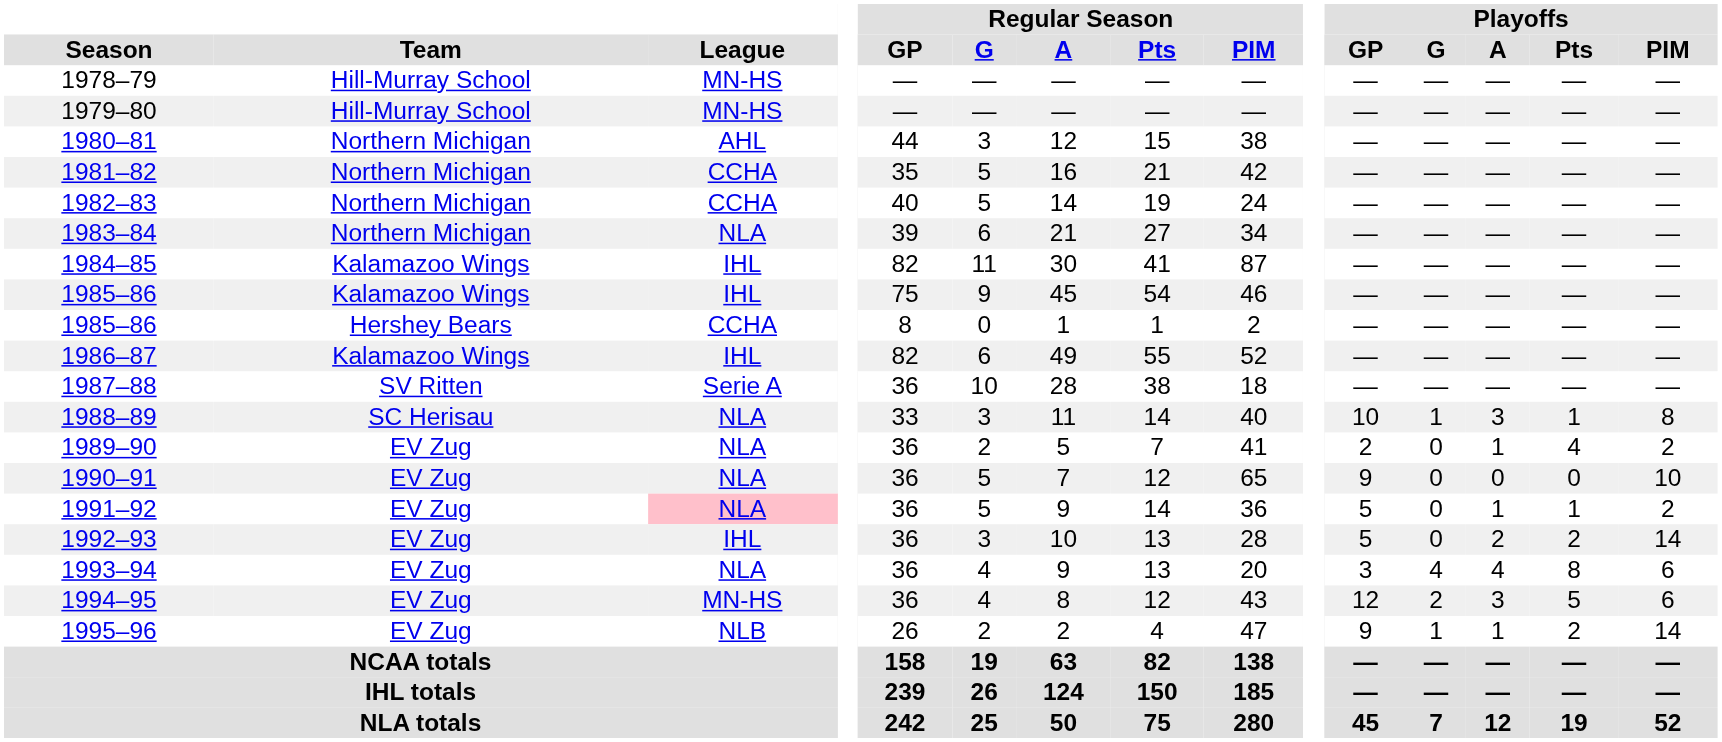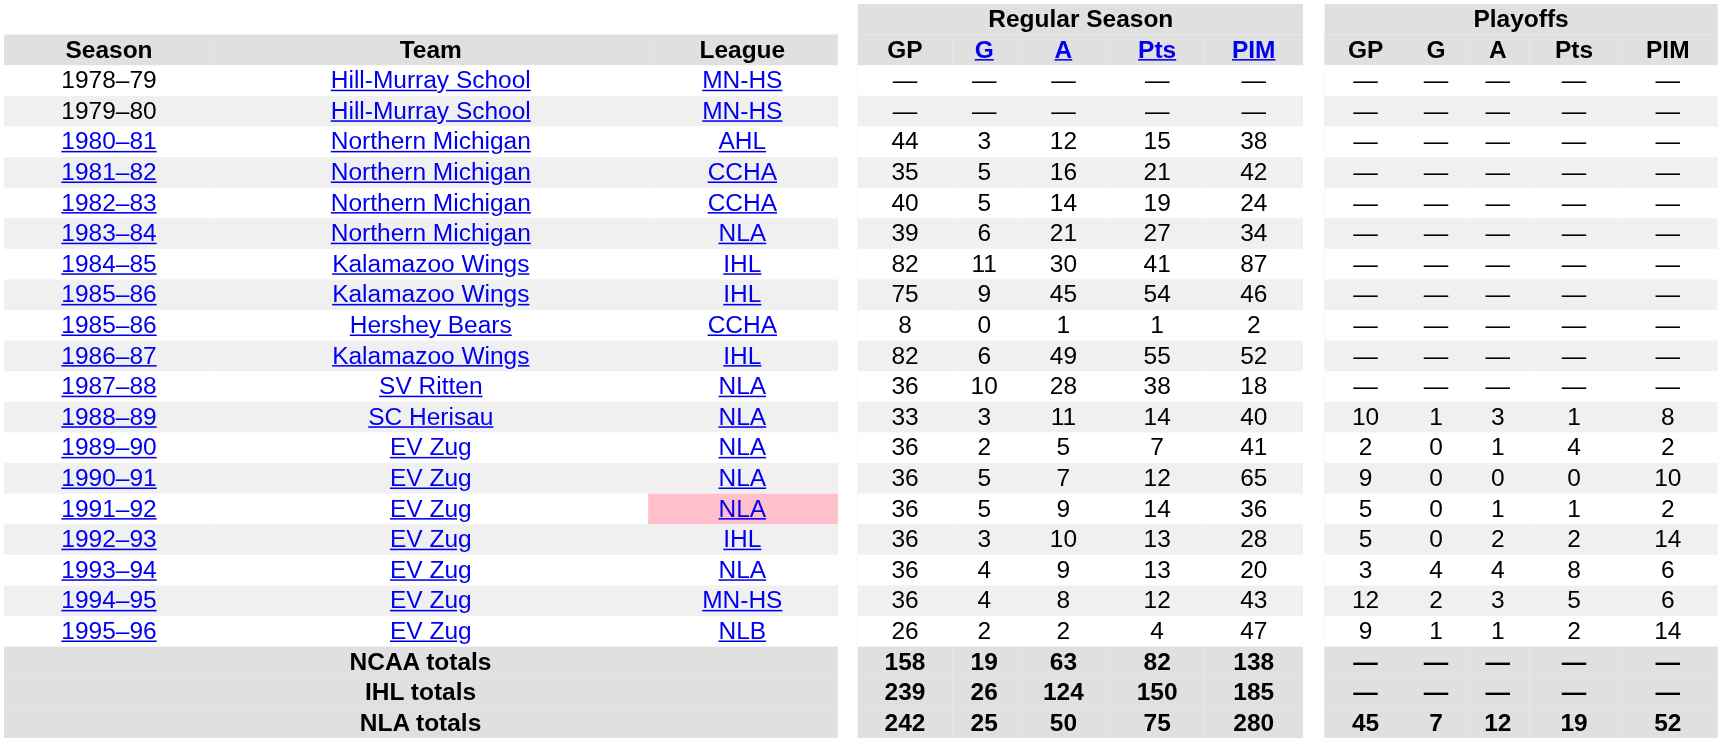(742, 386) Serie A -> (742, 386) NLA
